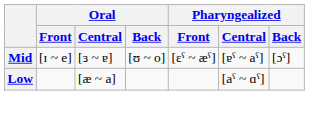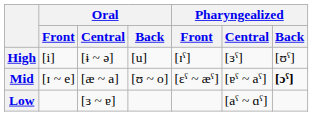+ row: (22, 57)
(95, 57) [ɜ ~ ɐ] -> (100, 79) [æ ~ a]
(281, 57) normal -> (284, 79) bold
(97, 79) [æ ~ a] -> (98, 100) [ɜ ~ ɐ]
